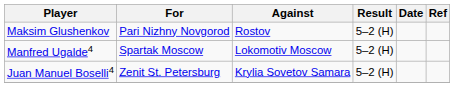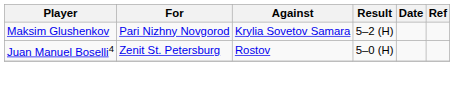(253, 31) Rostov -> (293, 31) Krylia Sovetov Samara
- row: (50, 51)
(293, 72) Krylia Sovetov Samara -> (253, 51) Rostov
(375, 72) 5–2 (H) -> (375, 51) 5–0 (H)
